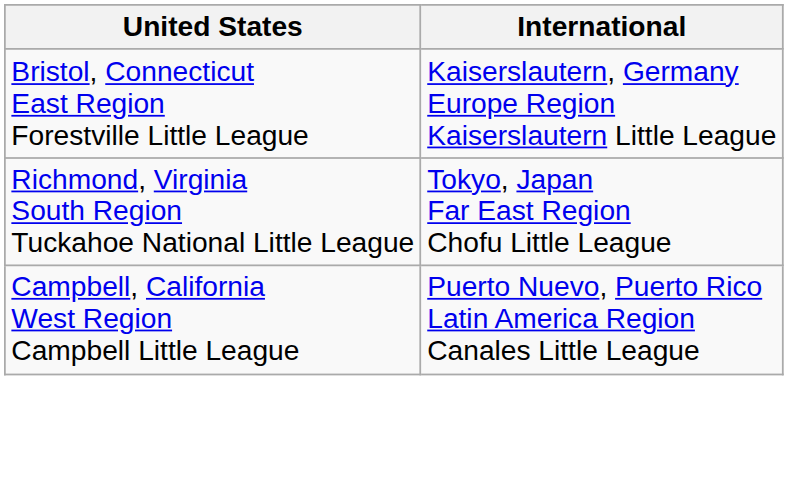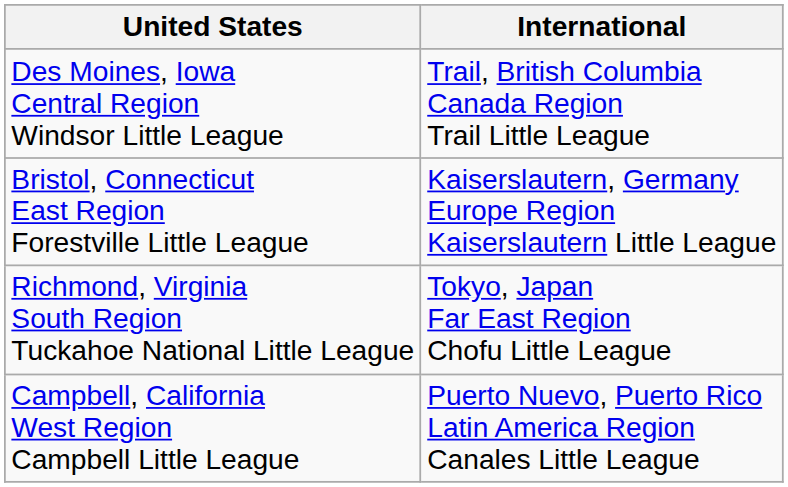+ row: (148, 103)
